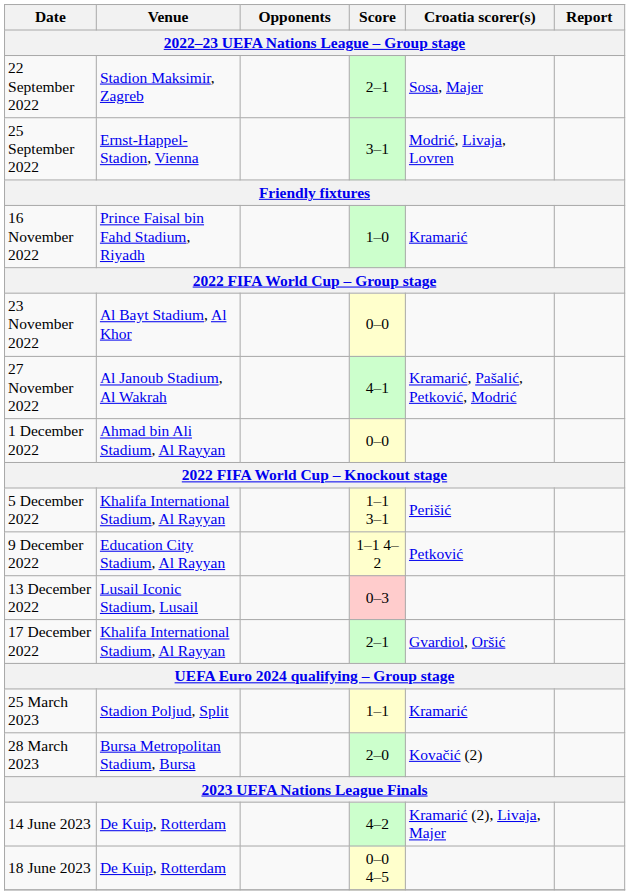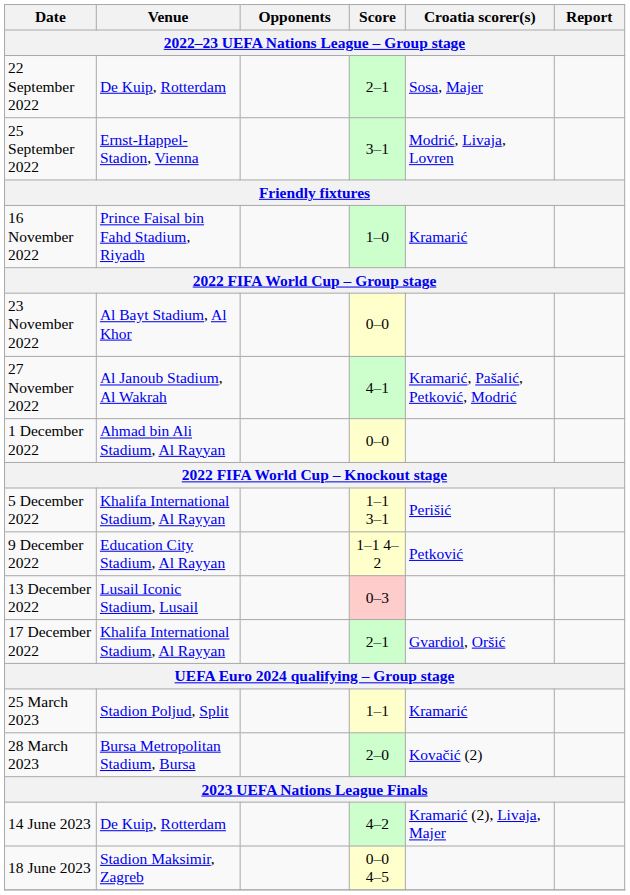(157, 86) Stadion Maksimir, Zagreb -> (163, 86) De Kuip, Rotterdam
(163, 868) De Kuip, Rotterdam -> (157, 868) Stadion Maksimir, Zagreb
